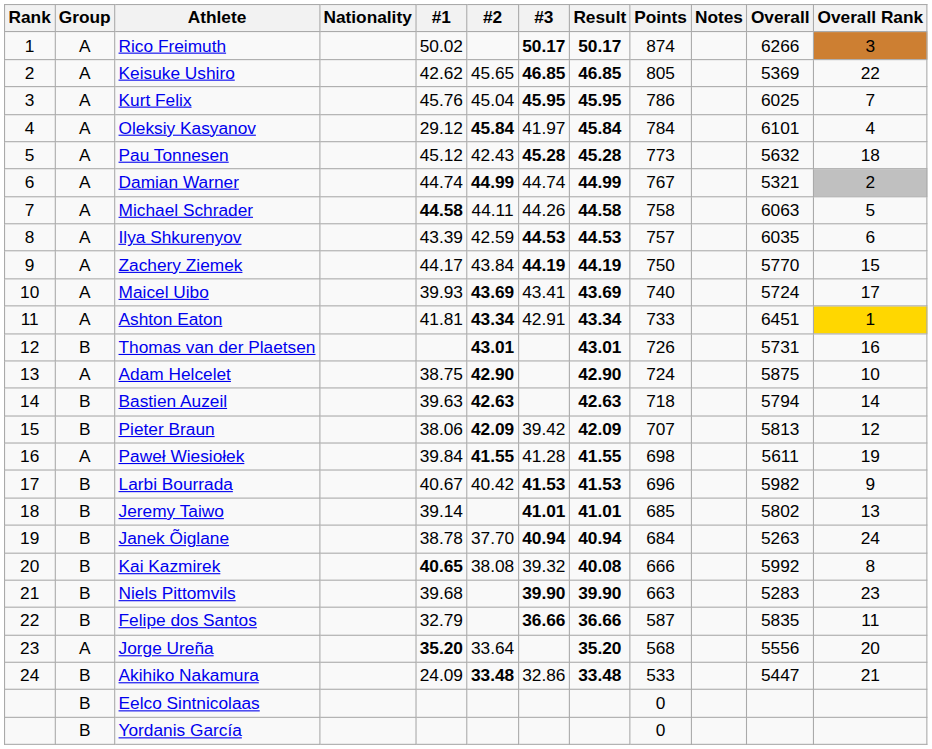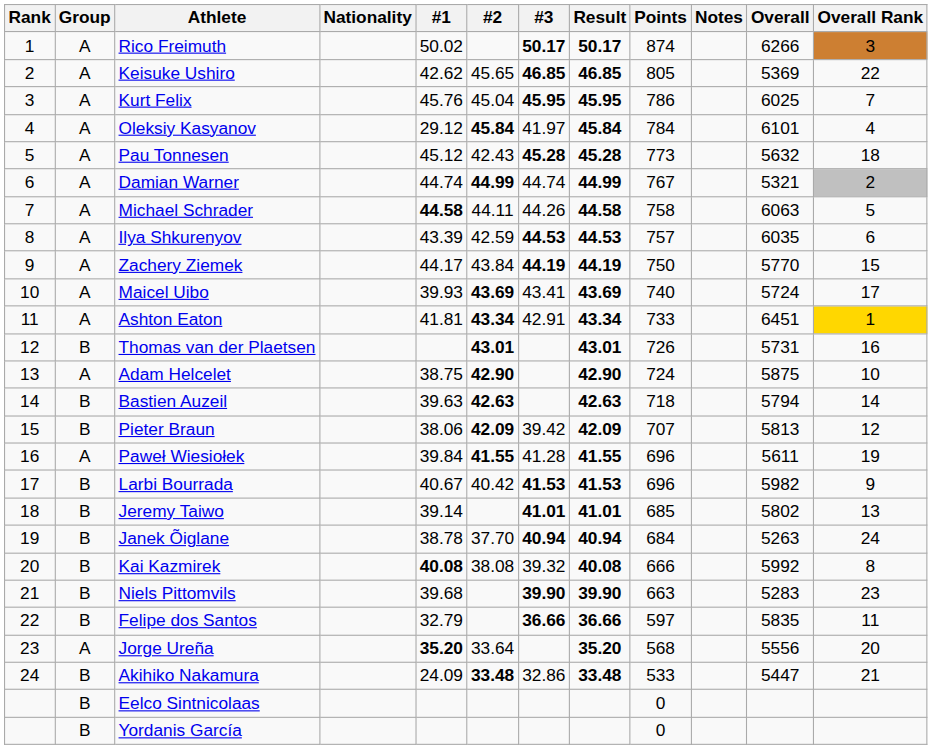(661, 456) 698 -> (661, 456) 696
(441, 566) 40.65 -> (441, 566) 40.08
(661, 621) 587 -> (661, 621) 597
